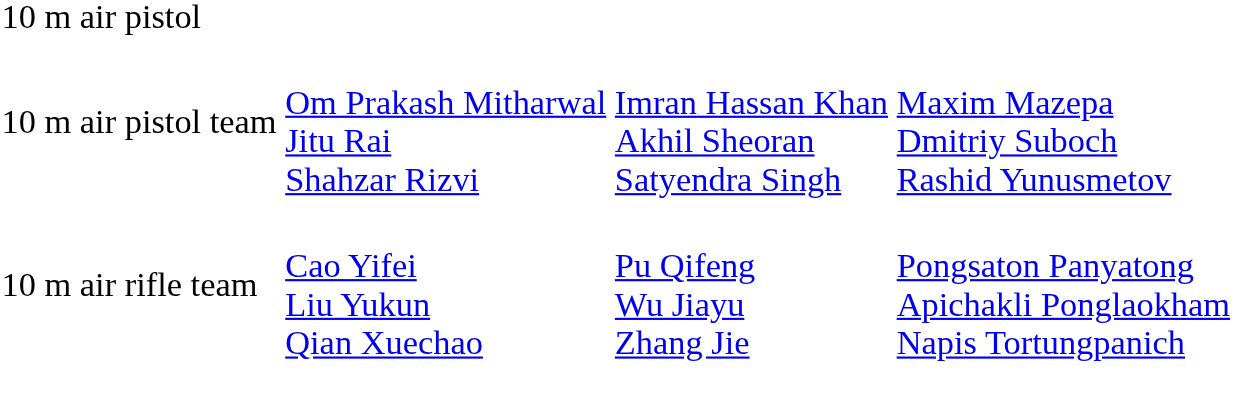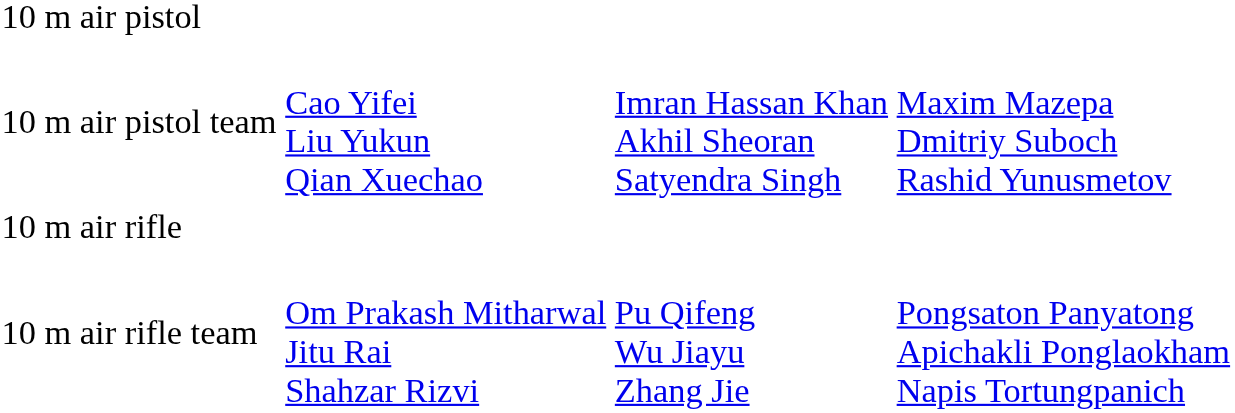(446, 140) Om Prakash Mitharwal Jitu Rai Shahzar Rizvi -> (384, 140) Cao Yifei Liu Yukun Qian Xuechao
+ row: (92, 226)
(384, 304) Cao Yifei Liu Yukun Qian Xuechao -> (446, 351) Om Prakash Mitharwal Jitu Rai Shahzar Rizvi
